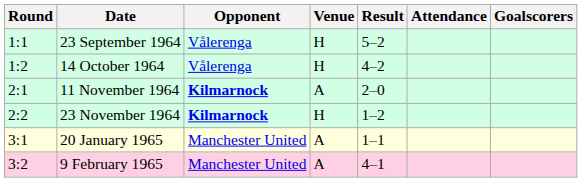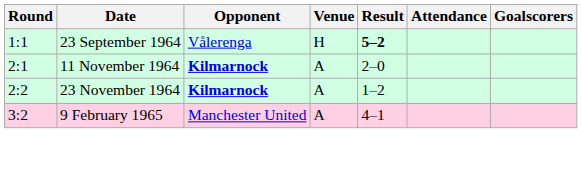(373, 41) normal -> (373, 41) bold
- row: (112, 66)
(319, 115) H -> (319, 90) A
- row: (111, 139)
